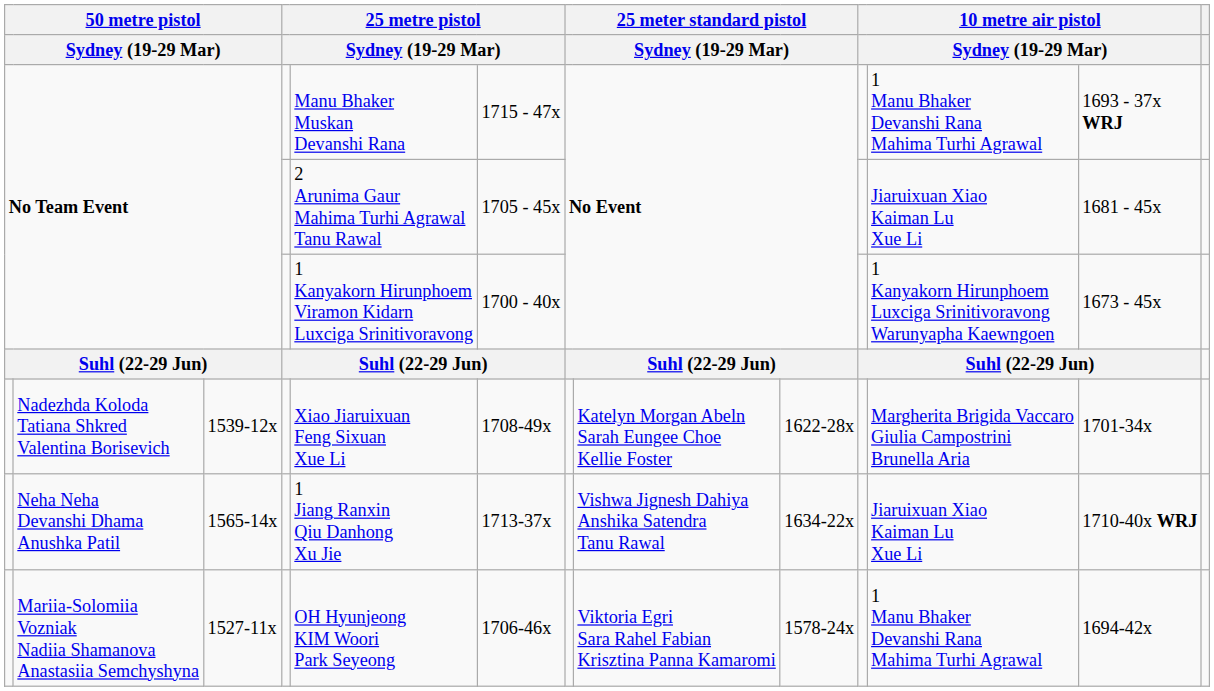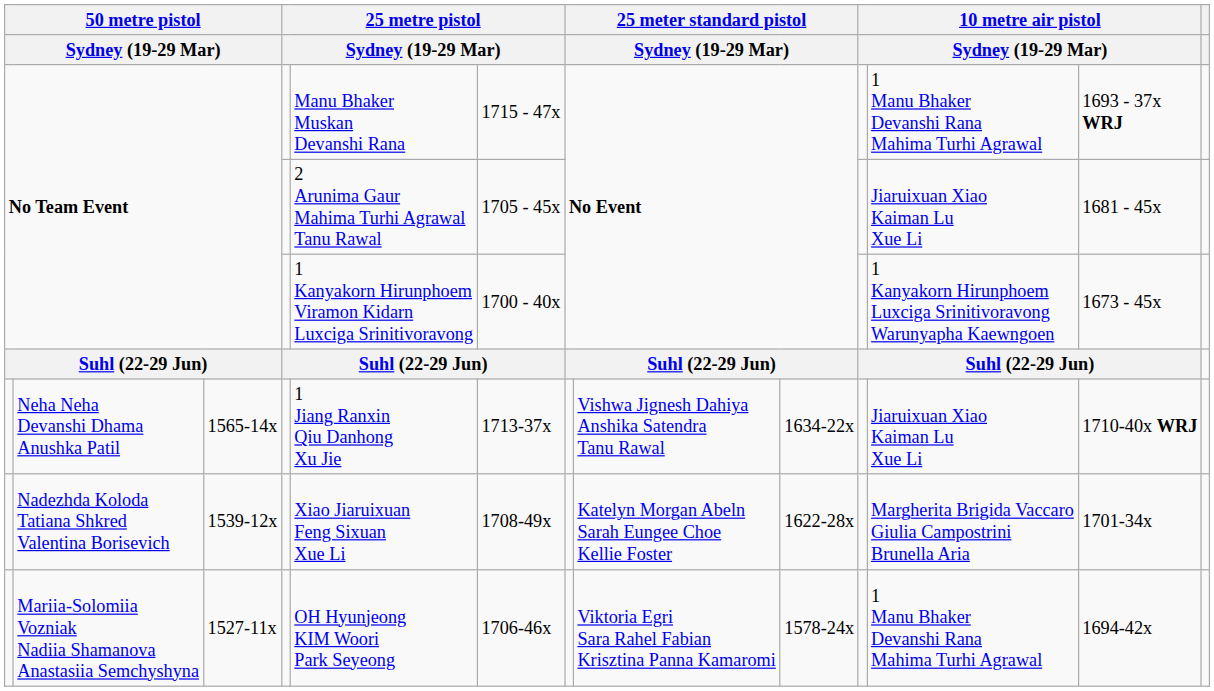rows swapped: (80, 521) <-> (93, 426)
